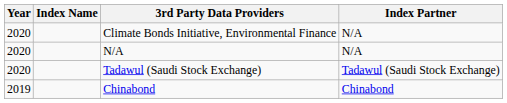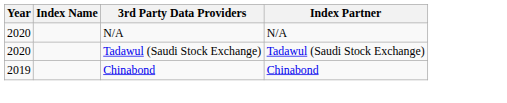- row: (220, 32)
